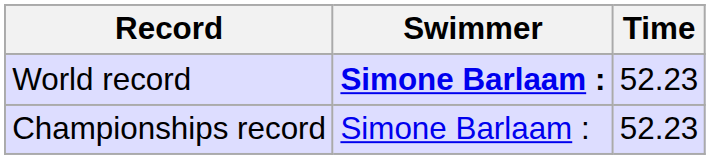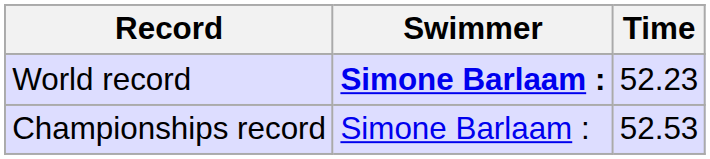(659, 128) 52.23 -> (659, 128) 52.53
